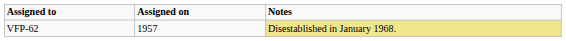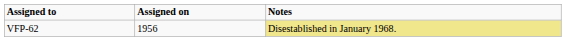(147, 28) 1957 -> (147, 28) 1956
